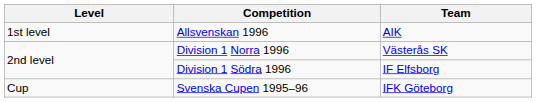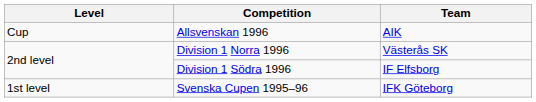(28, 32) 1st level -> (18, 32) Cup
(18, 87) Cup -> (28, 87) 1st level
